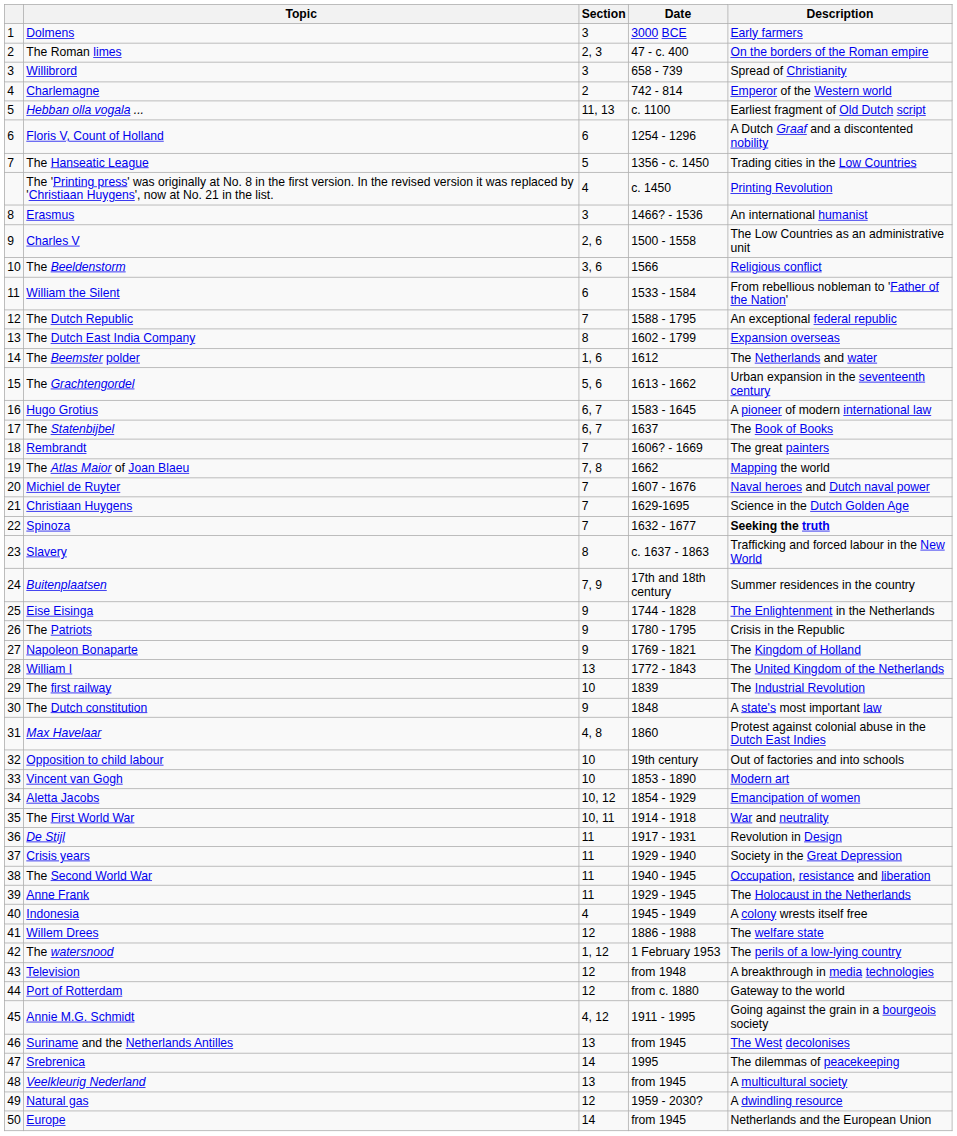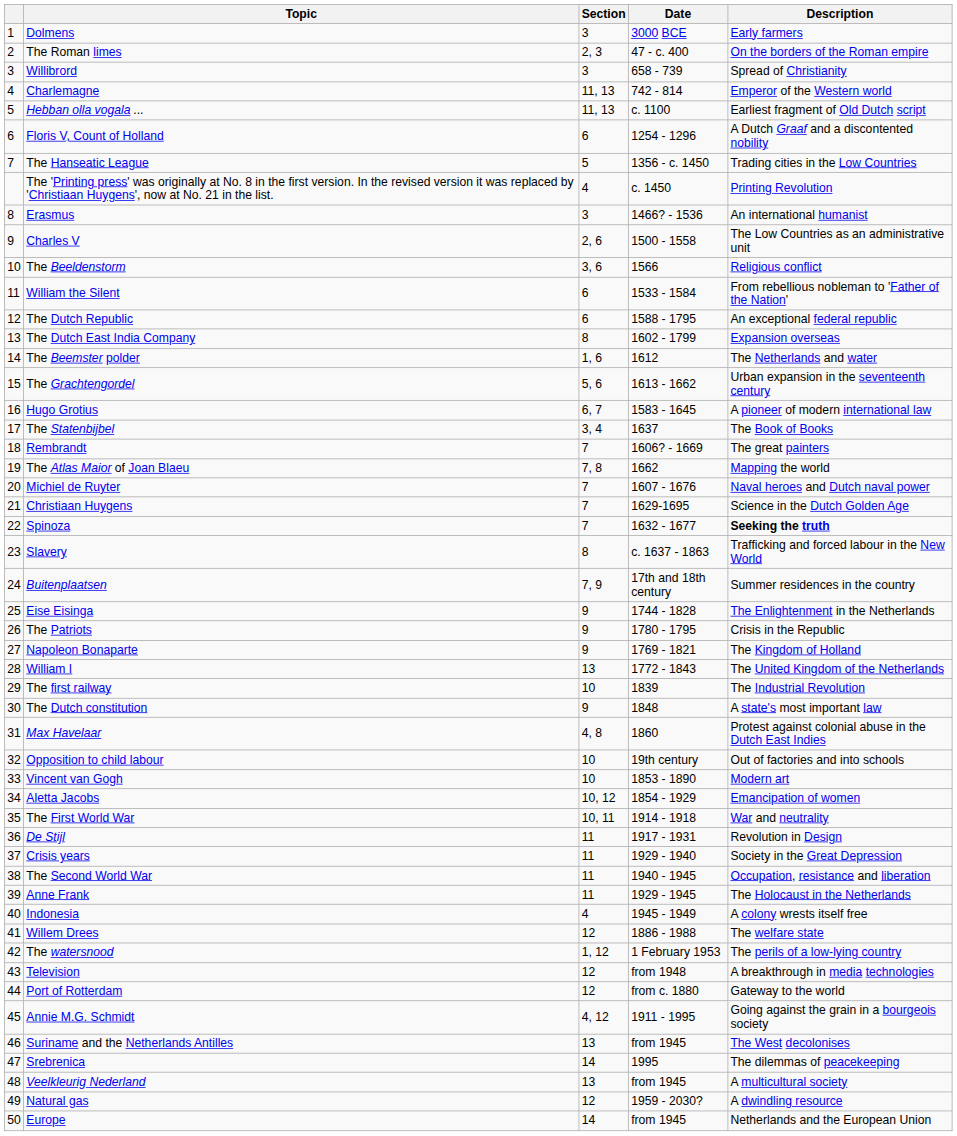(585, 91) 2 -> (598, 91) 11, 13
(585, 319) 7 -> (585, 319) 6
(592, 429) 6, 7 -> (592, 429) 3, 4
